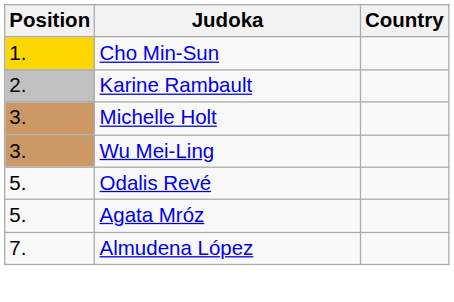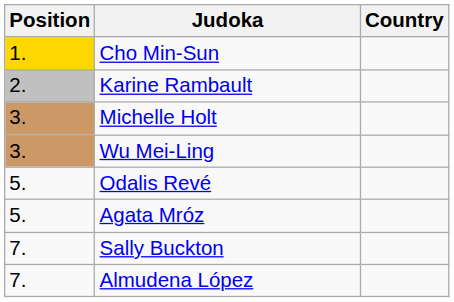+ row: (162, 248)
